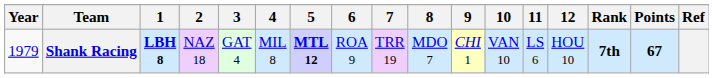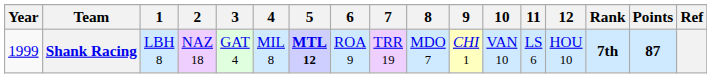(23, 50) 1979 -> (23, 50) 1999
(160, 50) bold -> (159, 50) normal
(655, 50) 67 -> (653, 50) 87
